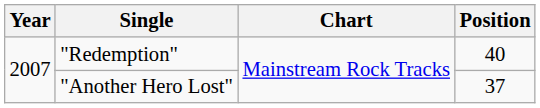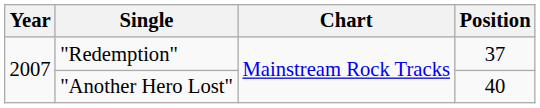(495, 53) 40 -> (495, 53) 37
(495, 86) 37 -> (495, 86) 40
